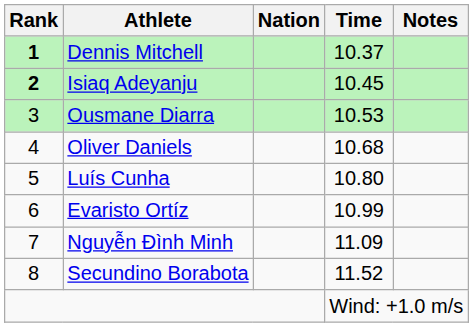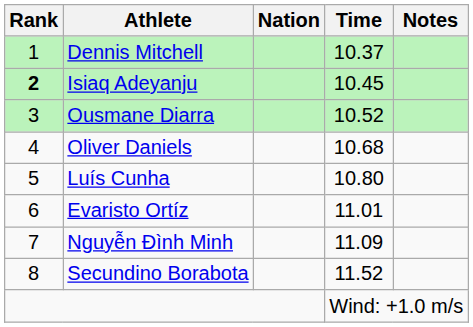(34, 52) bold -> (34, 52) normal
(359, 115) 10.53 -> (359, 115) 10.52
(359, 210) 10.99 -> (359, 210) 11.01
